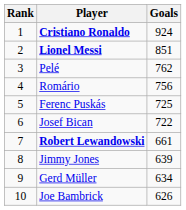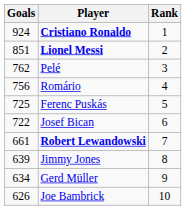columns swapped: (20, 13) <-> (164, 13)
